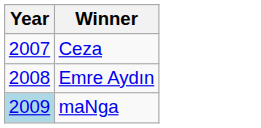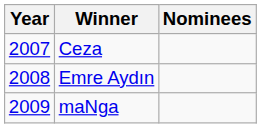+ column: (207, 19)
(30, 107) lightblue background -> (30, 107) no background
